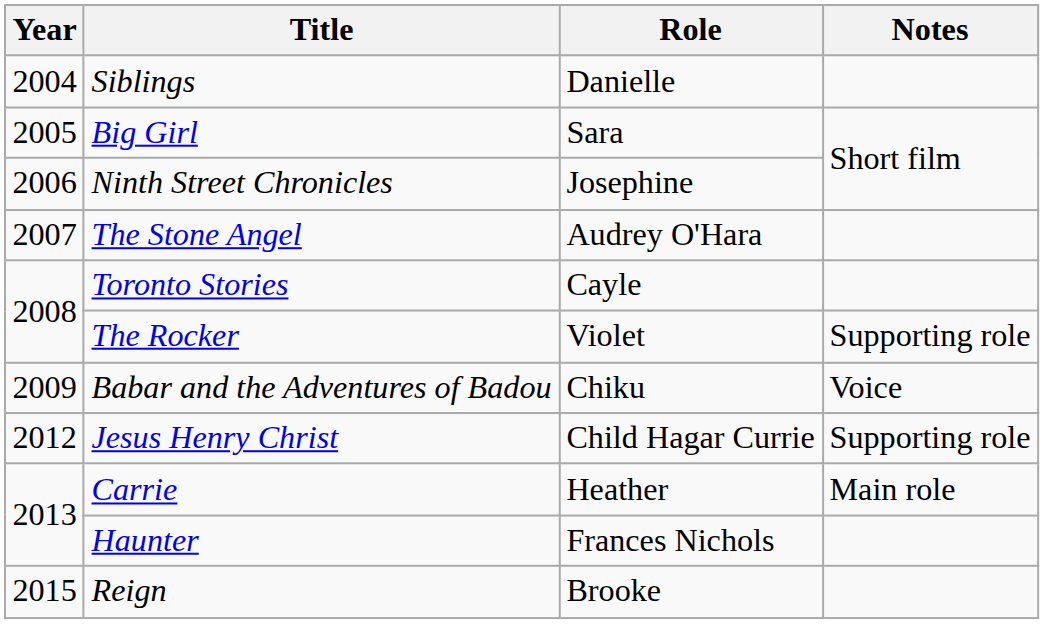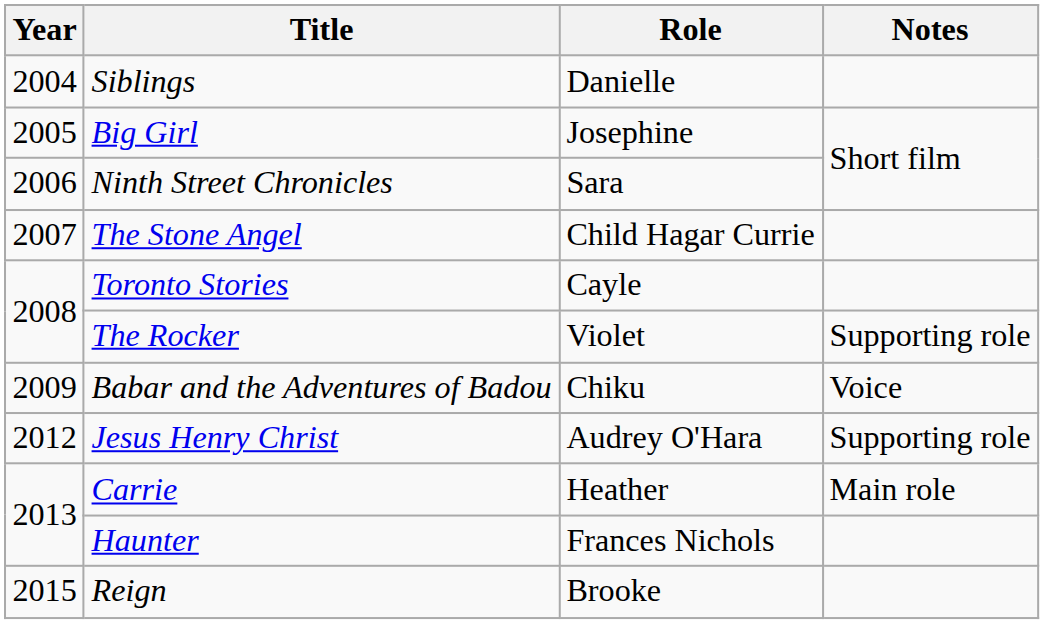(595, 132) Sara -> (630, 132) Josephine
(630, 183) Josephine -> (595, 183) Sara
(664, 234) Audrey O'Hara -> (691, 234) Child Hagar Currie
(691, 438) Child Hagar Currie -> (664, 438) Audrey O'Hara
